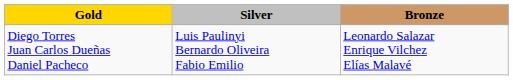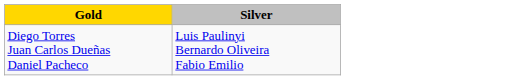- column: (424, 14)
